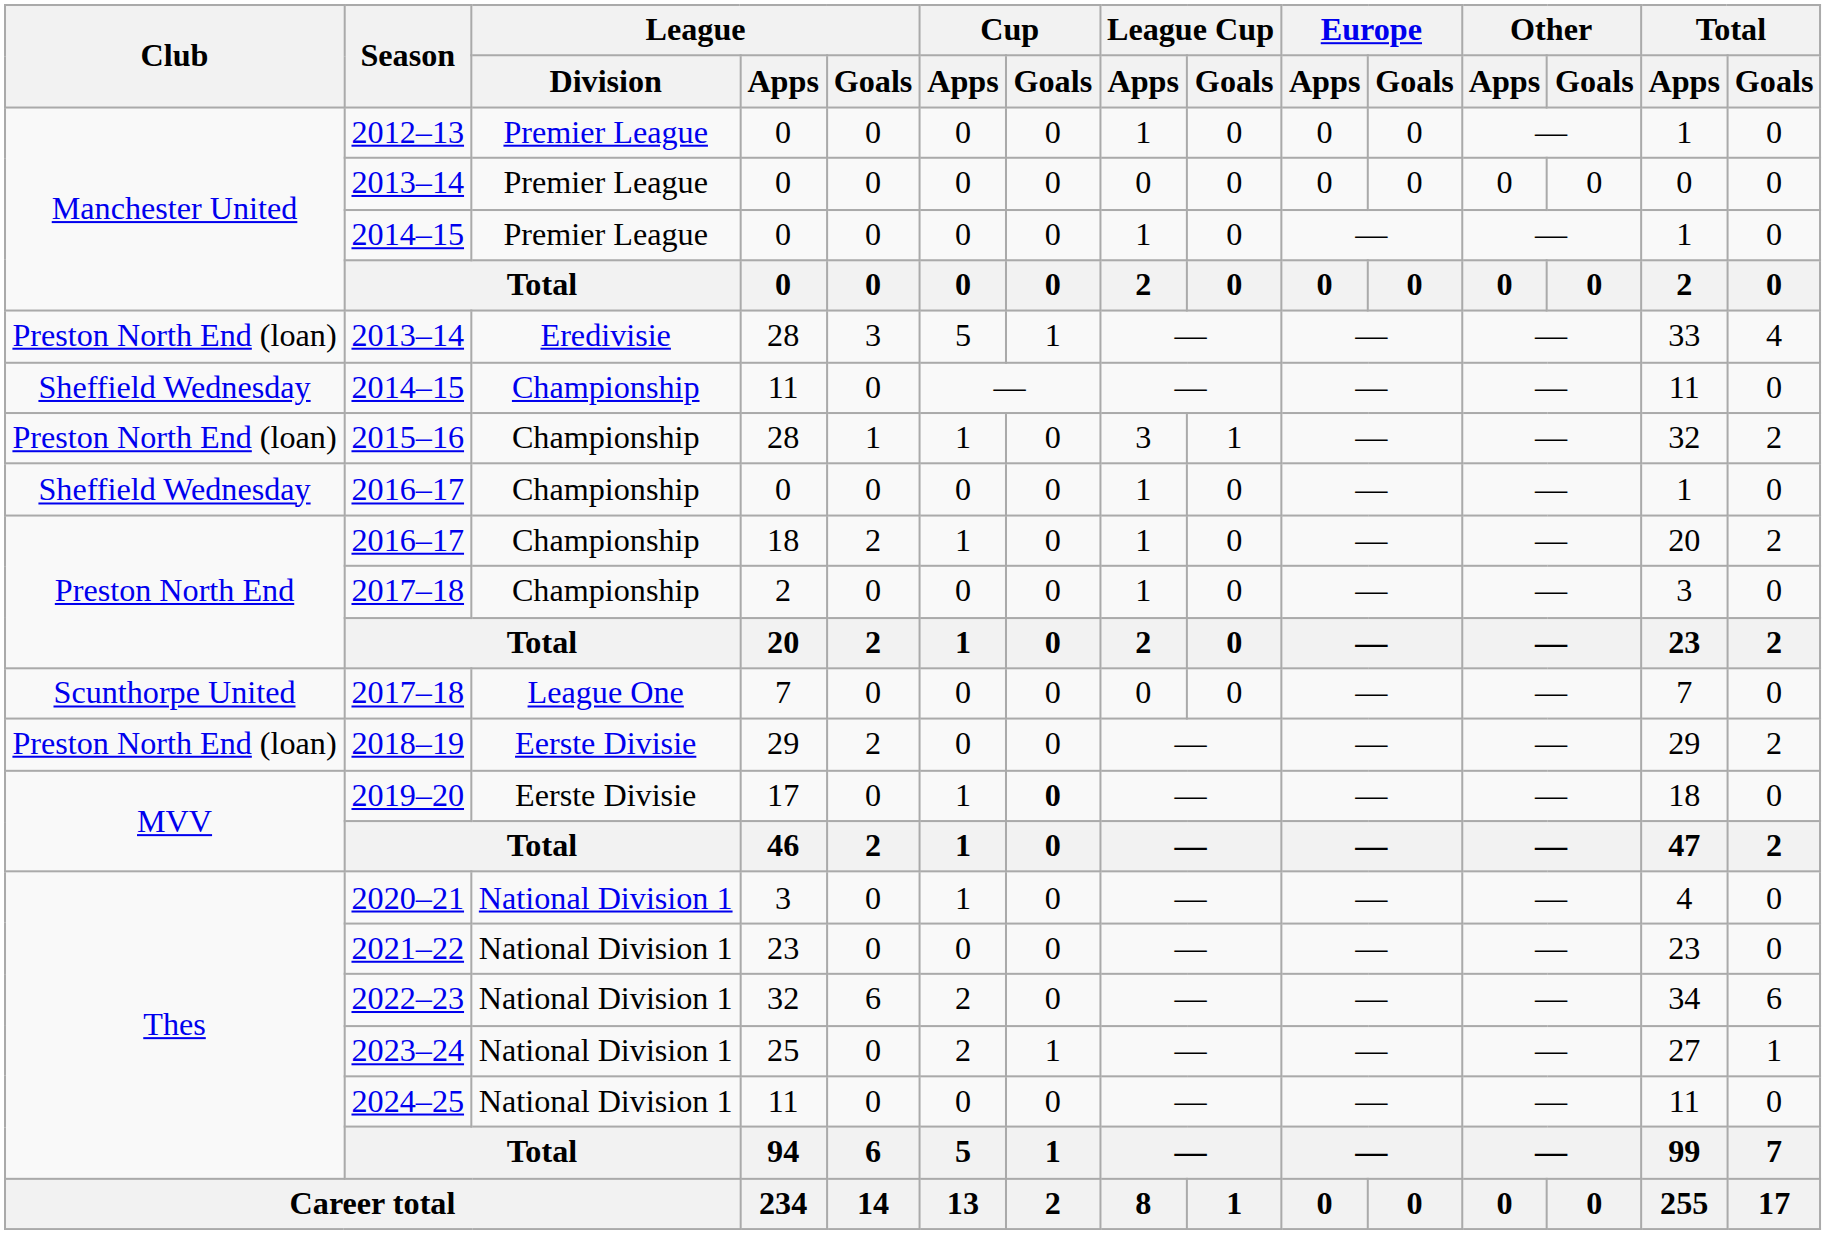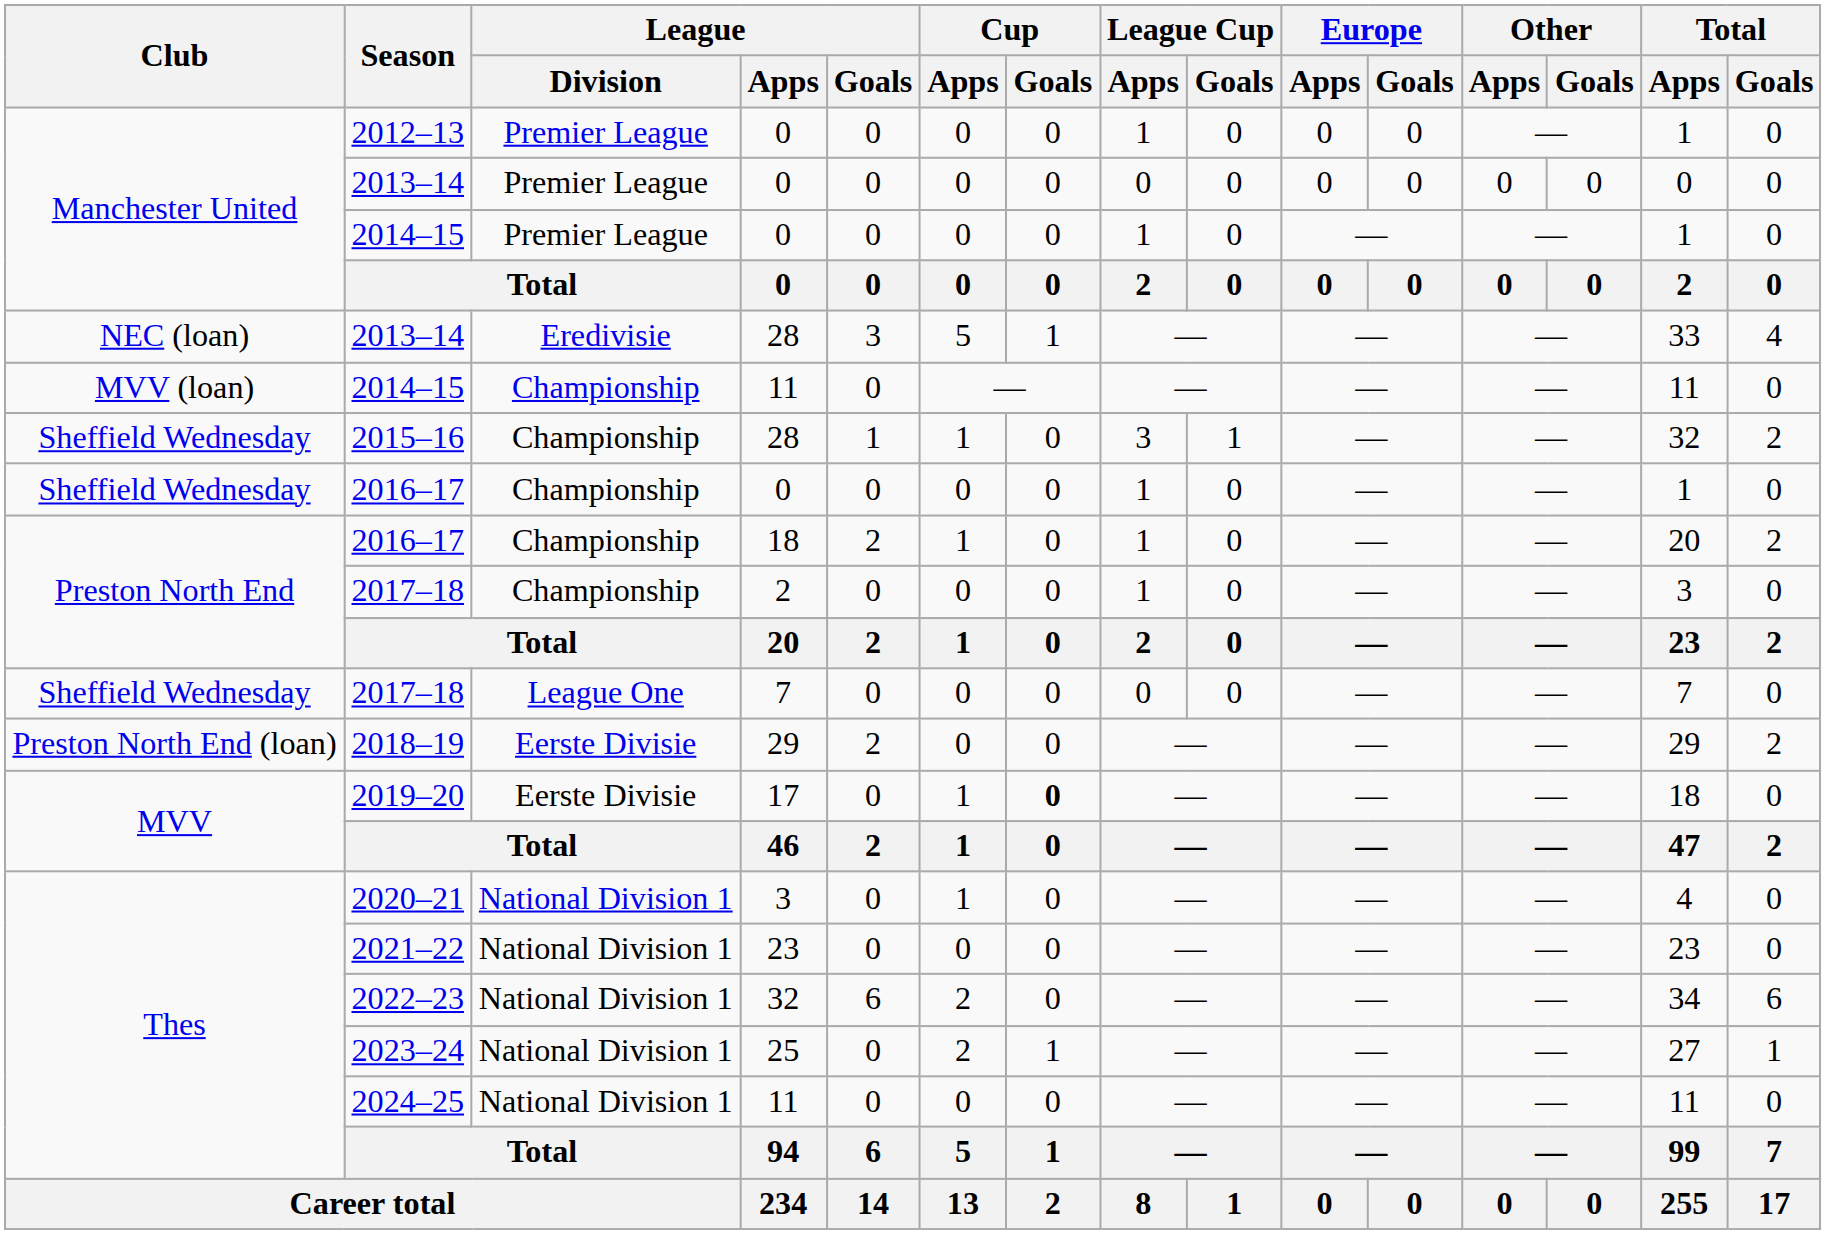(175, 336) Preston North End (loan) -> (175, 336) NEC (loan)
(175, 387) Sheffield Wednesday -> (175, 387) MVV (loan)
(175, 438) Preston North End (loan) -> (175, 438) Sheffield Wednesday
(175, 693) Scunthorpe United -> (175, 693) Sheffield Wednesday
